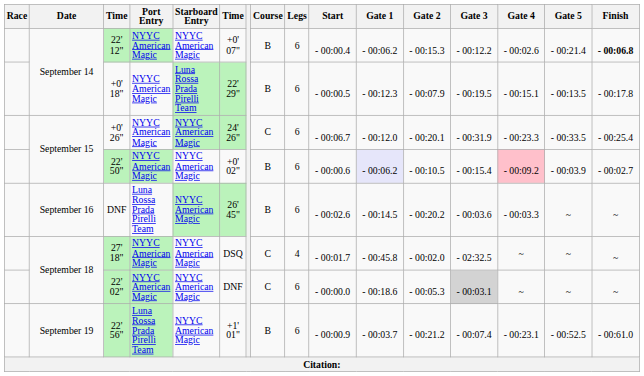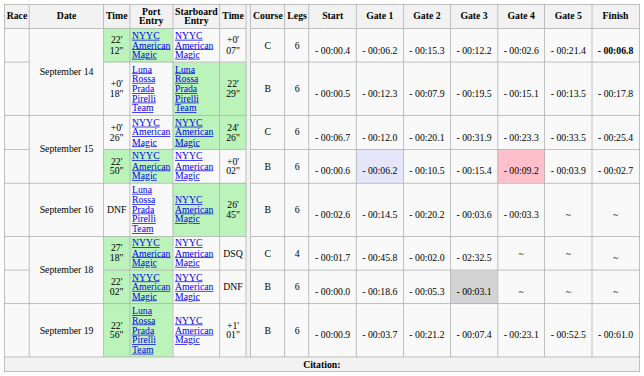(268, 46) B -> (268, 46) C
(151, 89) NYYC American Magic -> (144, 89) Luna Rossa Prada Pirelli Team
(268, 287) C -> (268, 287) B
